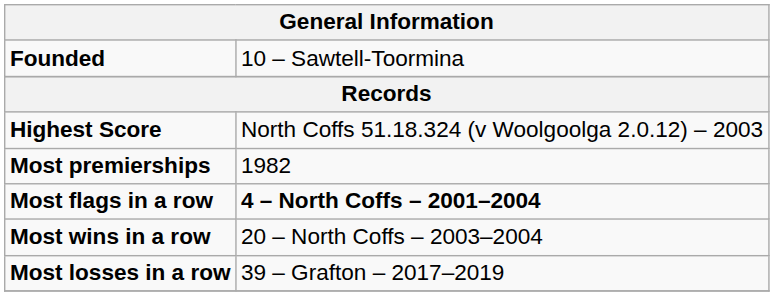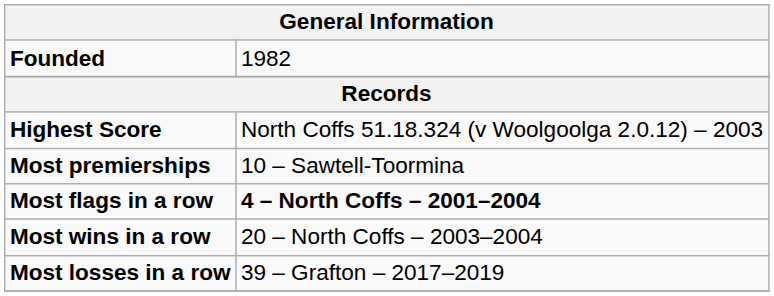(353, 58) 10 – Sawtell-Toormina -> (266, 58) 1982
(266, 165) 1982 -> (353, 165) 10 – Sawtell-Toormina
